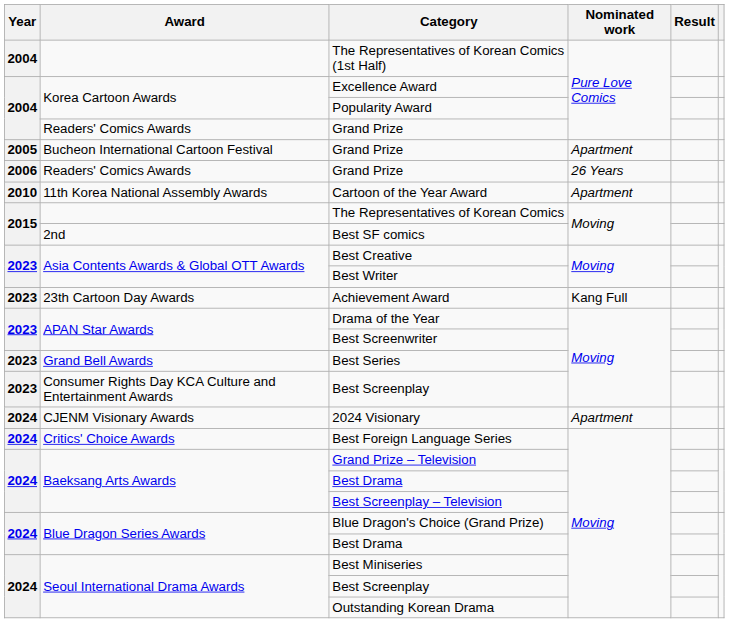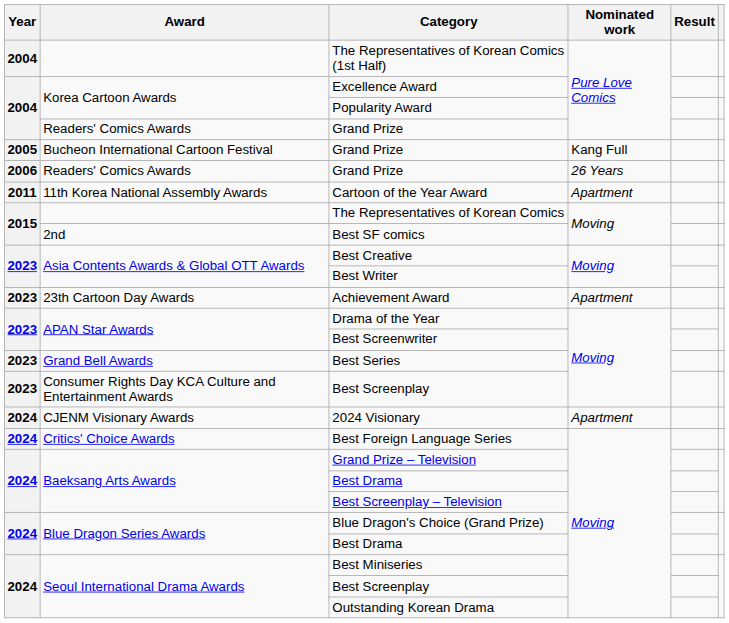(602, 150) Apartment -> (599, 150) Kang Full
(22, 192) 2010 -> (22, 192) 2011
(599, 297) Kang Full -> (602, 297) Apartment
